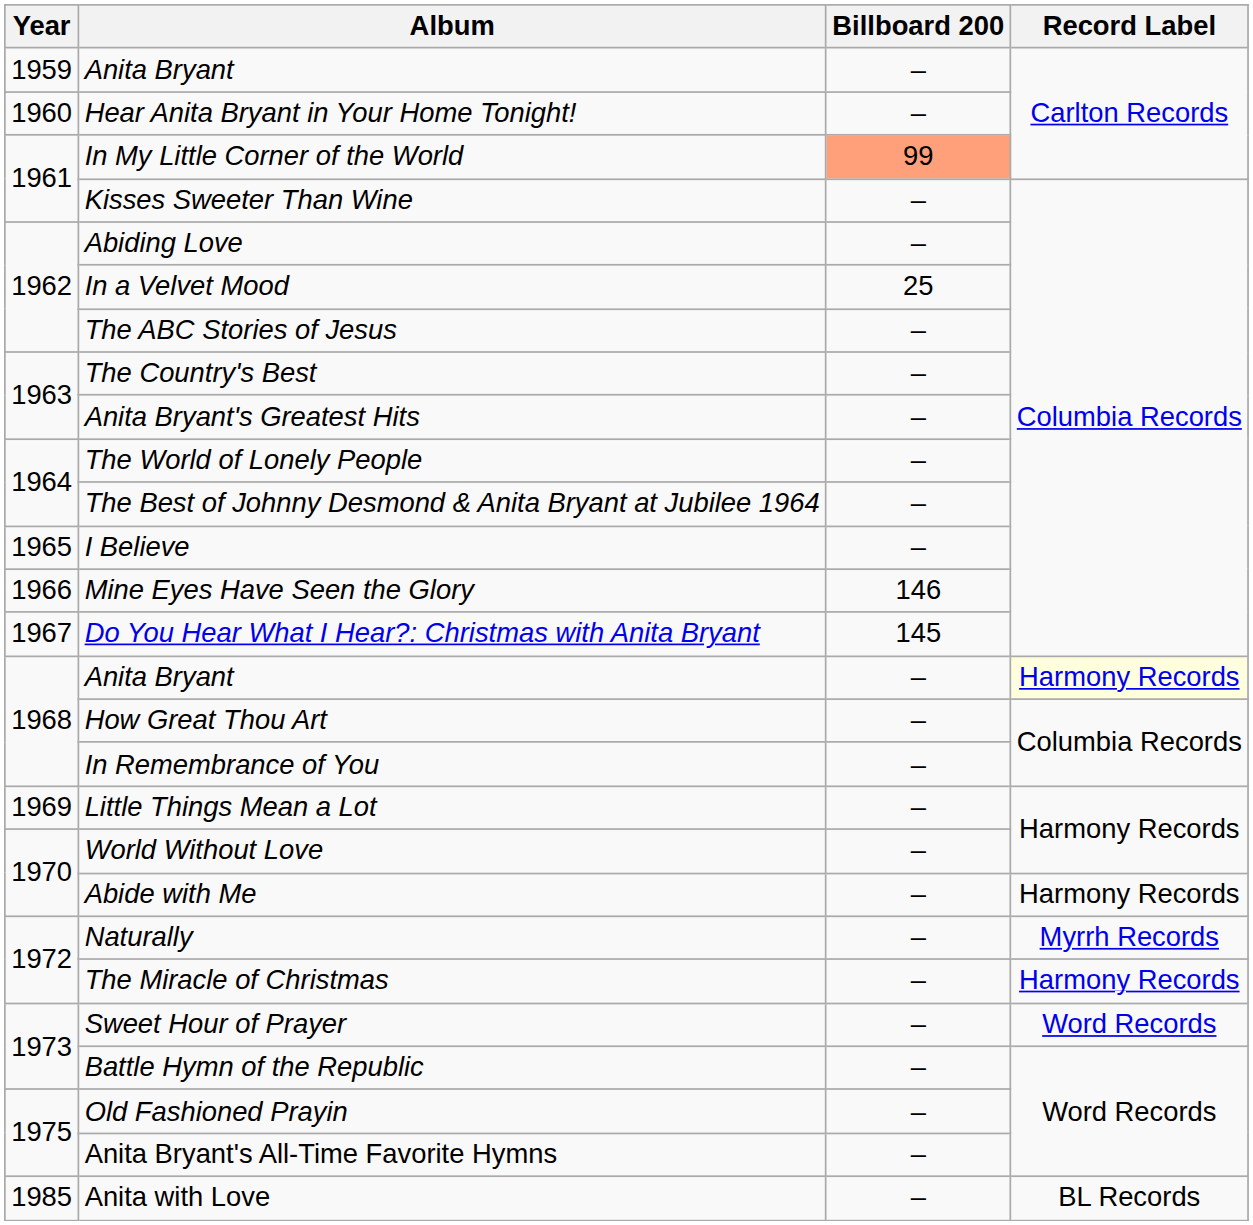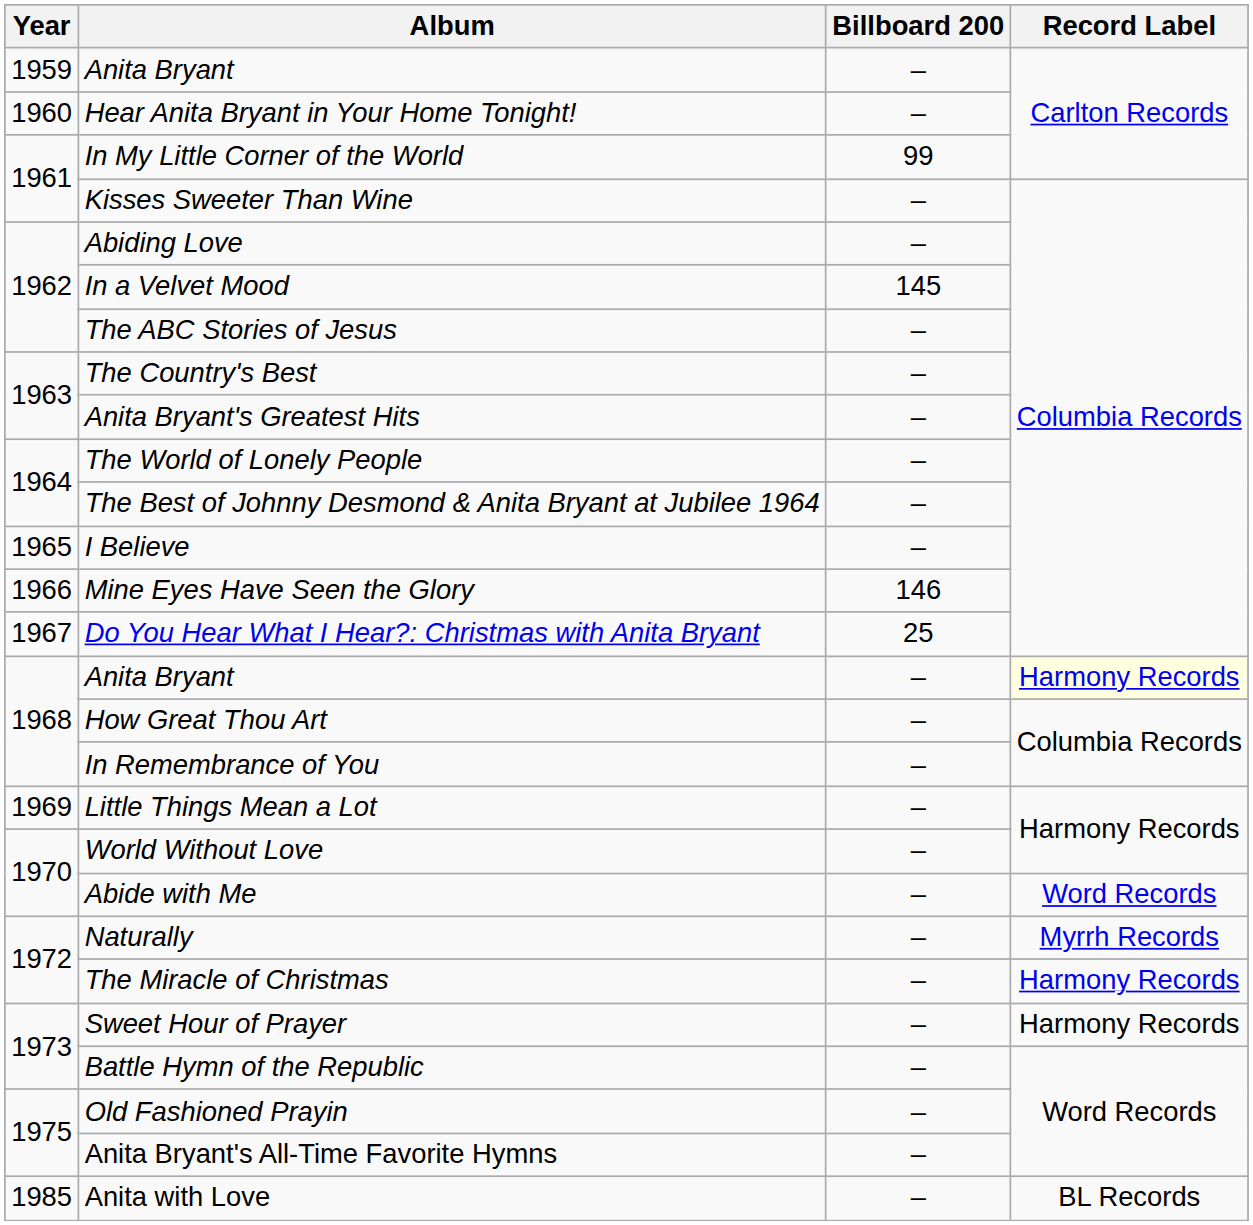(918, 156) lightsalmon background -> (918, 156) no background
(918, 286) 25 -> (918, 286) 145
(918, 633) 145 -> (918, 633) 25
(1129, 894) Harmony Records -> (1129, 894) Word Records
(1129, 1024) Word Records -> (1129, 1024) Harmony Records
